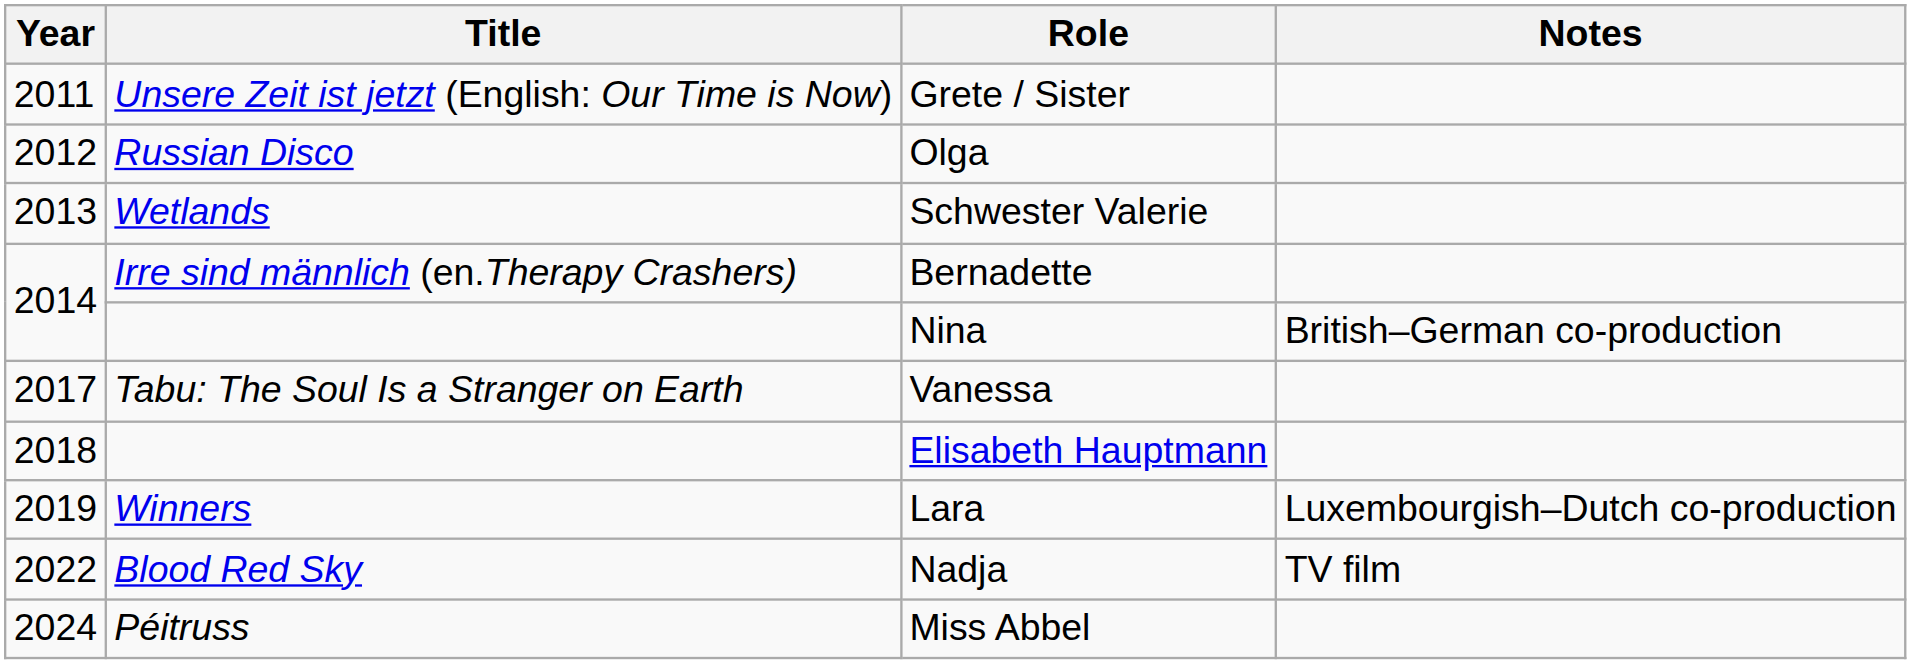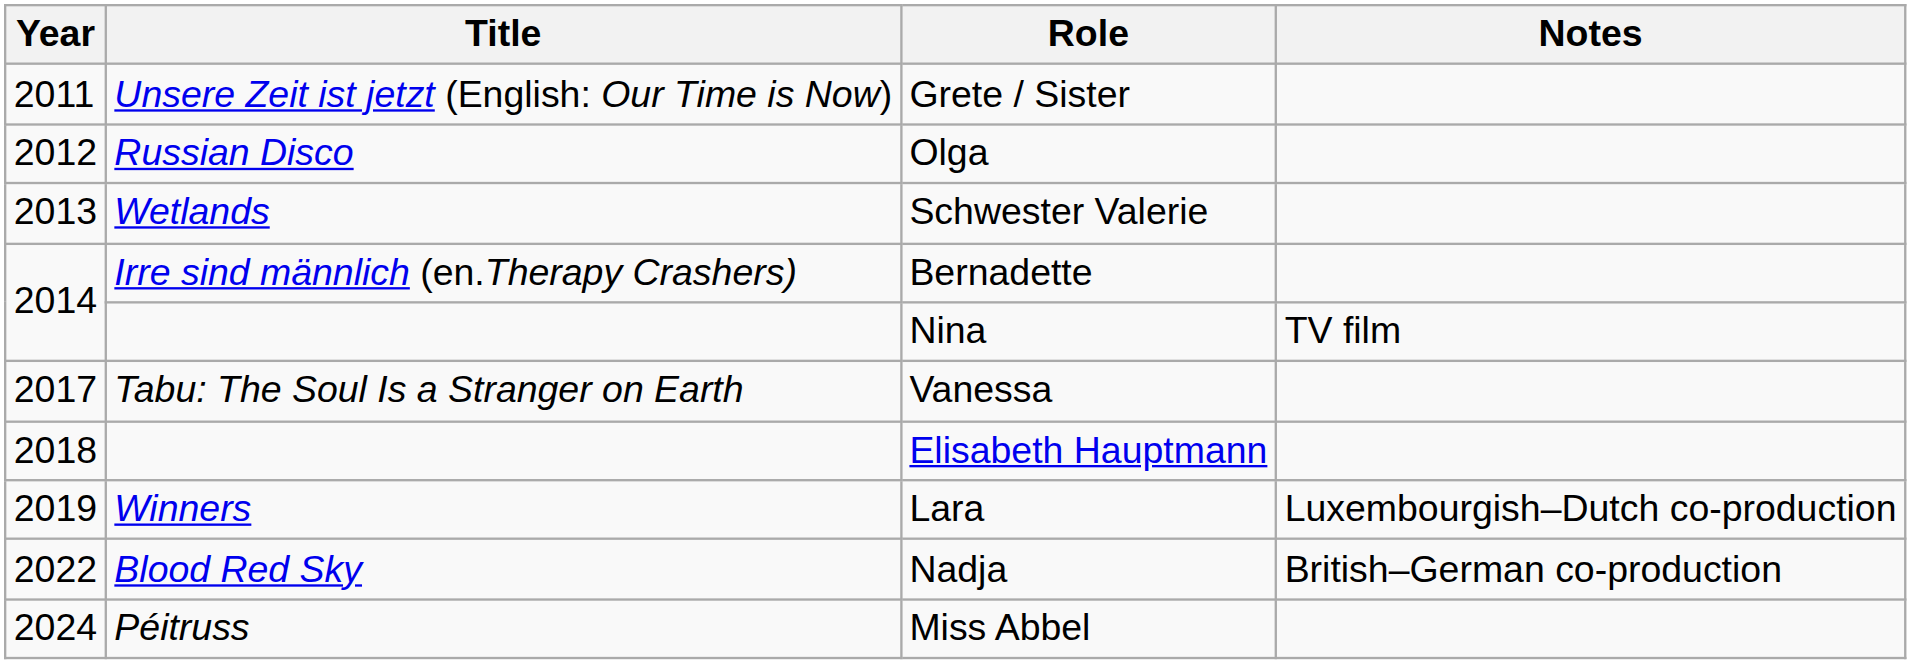(1533, 331) British–German co-production -> (1343, 331) TV film
(1343, 568) TV film -> (1533, 568) British–German co-production
